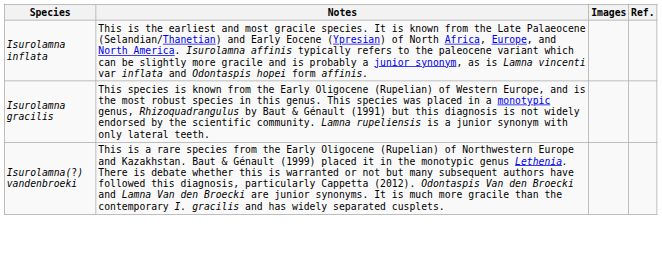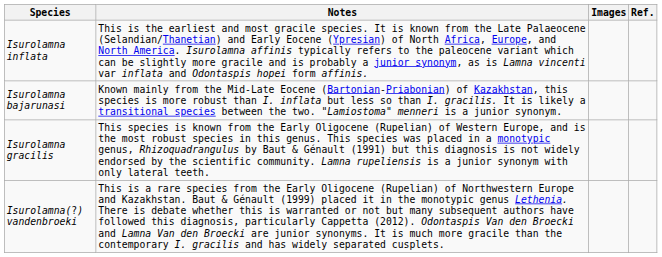+ row: (36, 100)
